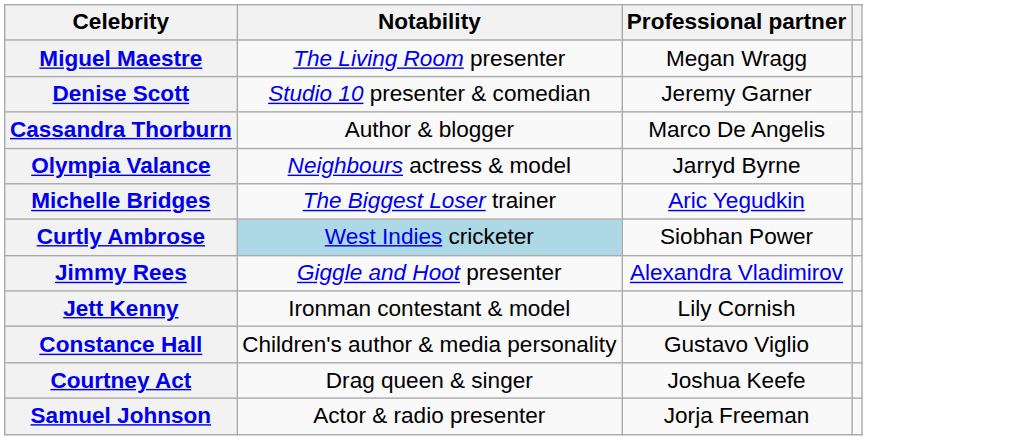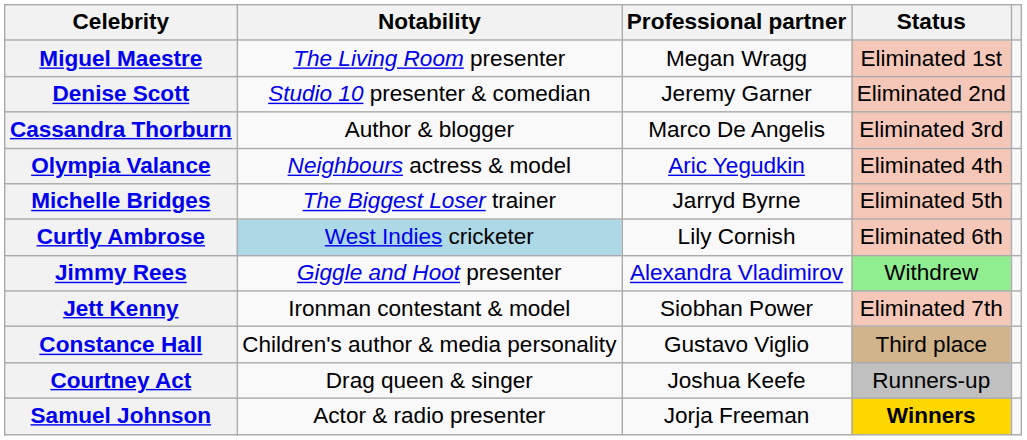+ column: (931, 22)
(737, 165) Jarryd Byrne -> (737, 165) Aric Yegudkin
(737, 201) Aric Yegudkin -> (737, 201) Jarryd Byrne
(737, 237) Siobhan Power -> (737, 237) Lily Cornish
(737, 308) Lily Cornish -> (737, 308) Siobhan Power
